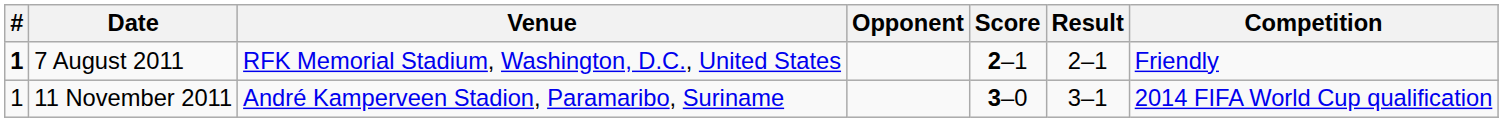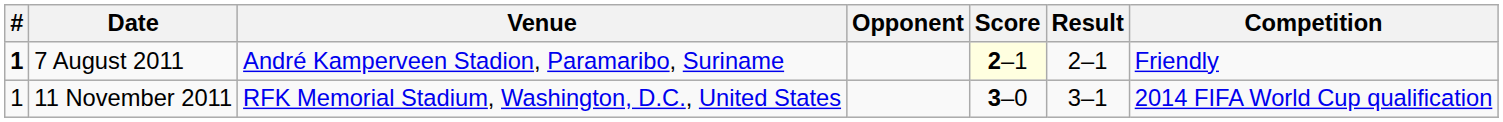(542, 60) RFK Memorial Stadium, Washington, D.C., United States -> (514, 60) André Kamperveen Stadion, Paramaribo, Suriname
(1008, 60) no background -> (1008, 60) lightyellow background
(514, 98) André Kamperveen Stadion, Paramaribo, Suriname -> (542, 98) RFK Memorial Stadium, Washington, D.C., United States
